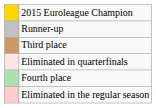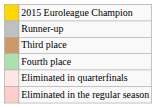rows swapped: (46, 78) <-> (74, 62)
